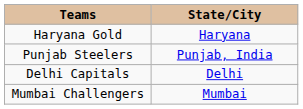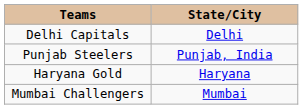rows swapped: (78, 34) <-> (78, 74)
